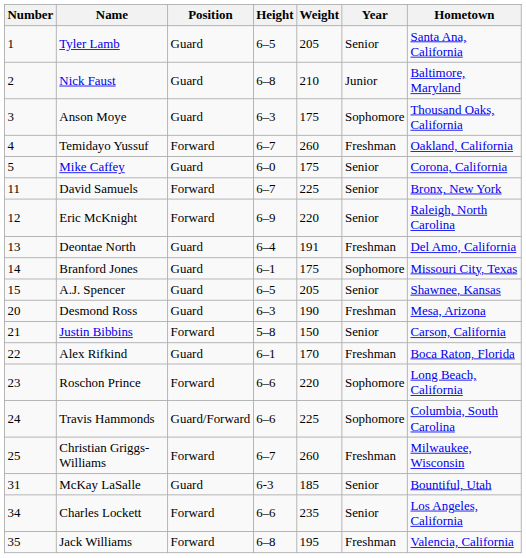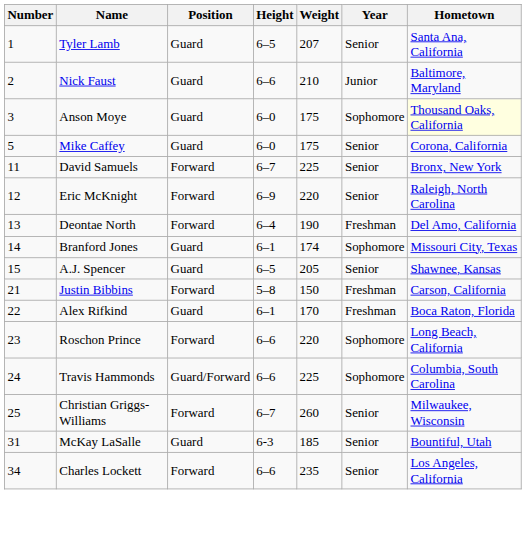(309, 44) 205 -> (309, 44) 207
(266, 80) 6–8 -> (266, 80) 6–6
(266, 117) 6–3 -> (266, 117) 6–0
(452, 117) no background -> (452, 117) lightyellow background
- row: (104, 146)
(187, 246) Guard -> (192, 225) Forward
(309, 246) 191 -> (309, 225) 190
(309, 268) 175 -> (309, 246) 174
- row: (98, 310)
(362, 332) Senior -> (370, 289) Freshman
(370, 455) Freshman -> (362, 413) Senior
- row: (96, 542)
